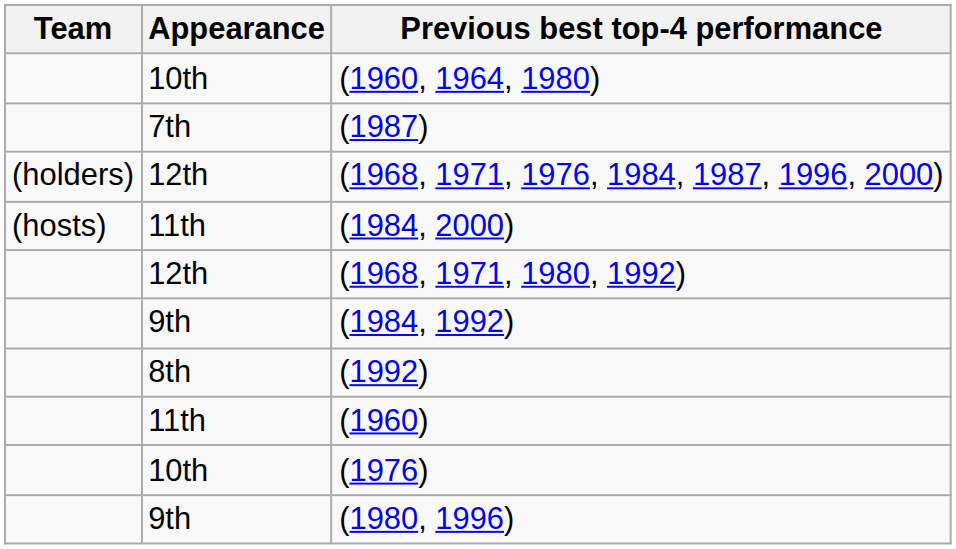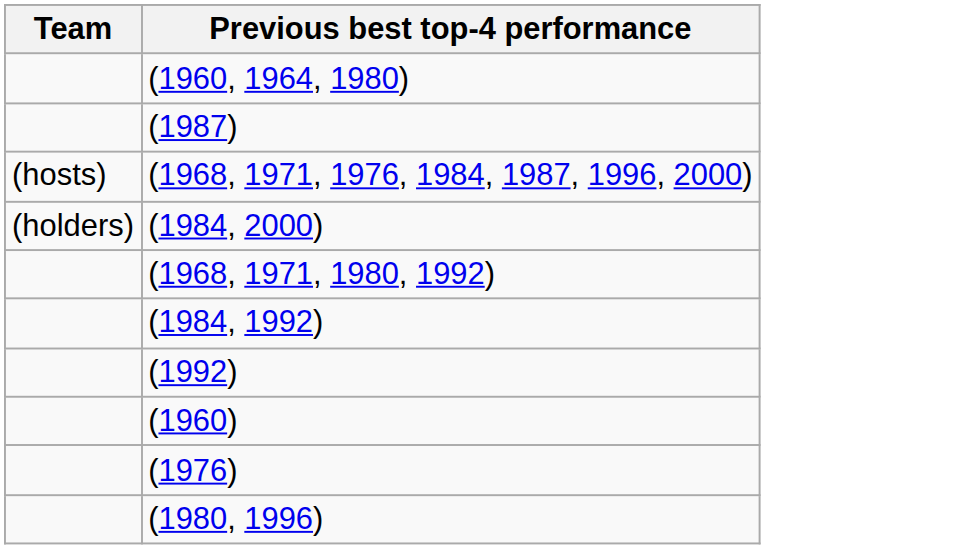- column: (237, 28)
(73, 175) (holders) -> (59, 175) (hosts)
(59, 224) (hosts) -> (73, 224) (holders)
